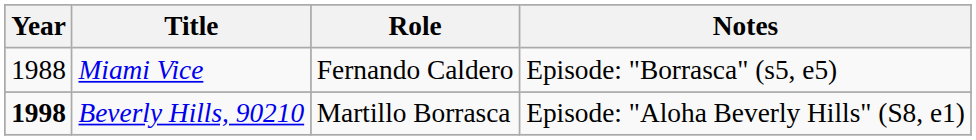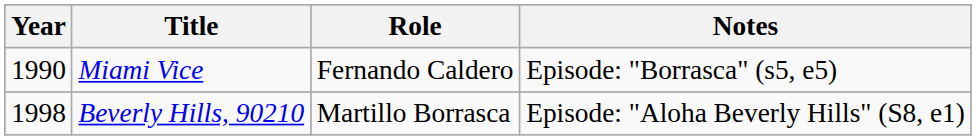(39, 69) 1988 -> (39, 69) 1990
(39, 112) bold -> (39, 112) normal
